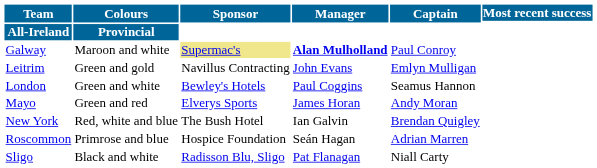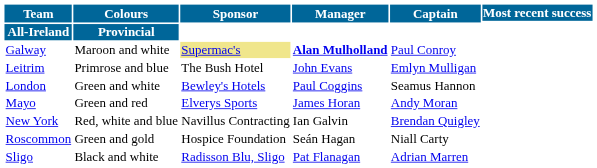(114, 67) Green and gold -> (122, 67) Primrose and blue
(235, 67) Navillus Contracting -> (222, 67) The Bush Hotel
(222, 121) The Bush Hotel -> (235, 121) Navillus Contracting
(122, 139) Primrose and blue -> (114, 139) Green and gold
(430, 139) Adrian Marren -> (420, 139) Niall Carty
(420, 156) Niall Carty -> (430, 156) Adrian Marren
